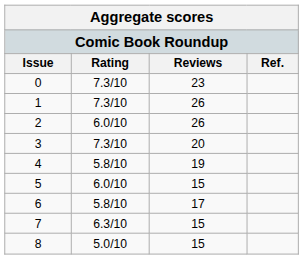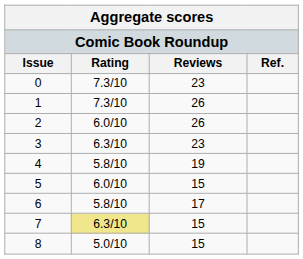(110, 143) 7.3/10 -> (110, 143) 6.3/10
(198, 143) 20 -> (198, 143) 23
(110, 224) no background -> (110, 224) khaki background
